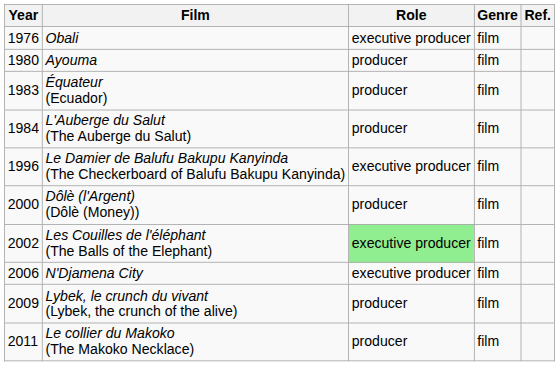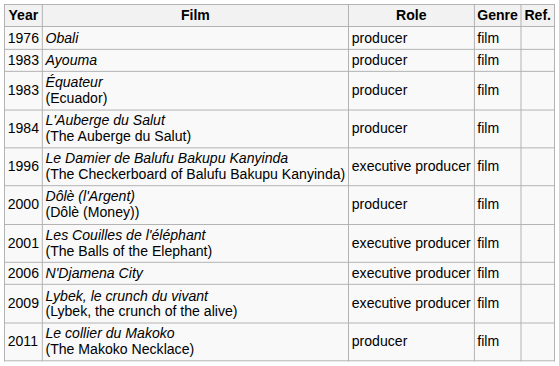(411, 37) executive producer -> (380, 37) producer
(23, 60) 1980 -> (23, 60) 1983
(23, 243) 2002 -> (23, 243) 2001
(411, 243) lightgreen background -> (411, 243) no background
(380, 303) producer -> (411, 303) executive producer
